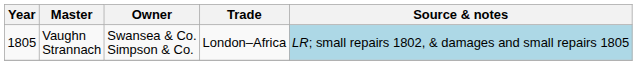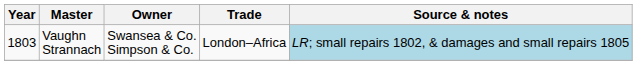(22, 42) 1805 -> (22, 42) 1803
